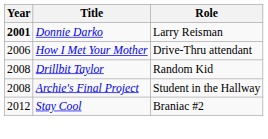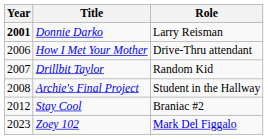(19, 69) 2008 -> (19, 69) 2007
+ row: (57, 124)
